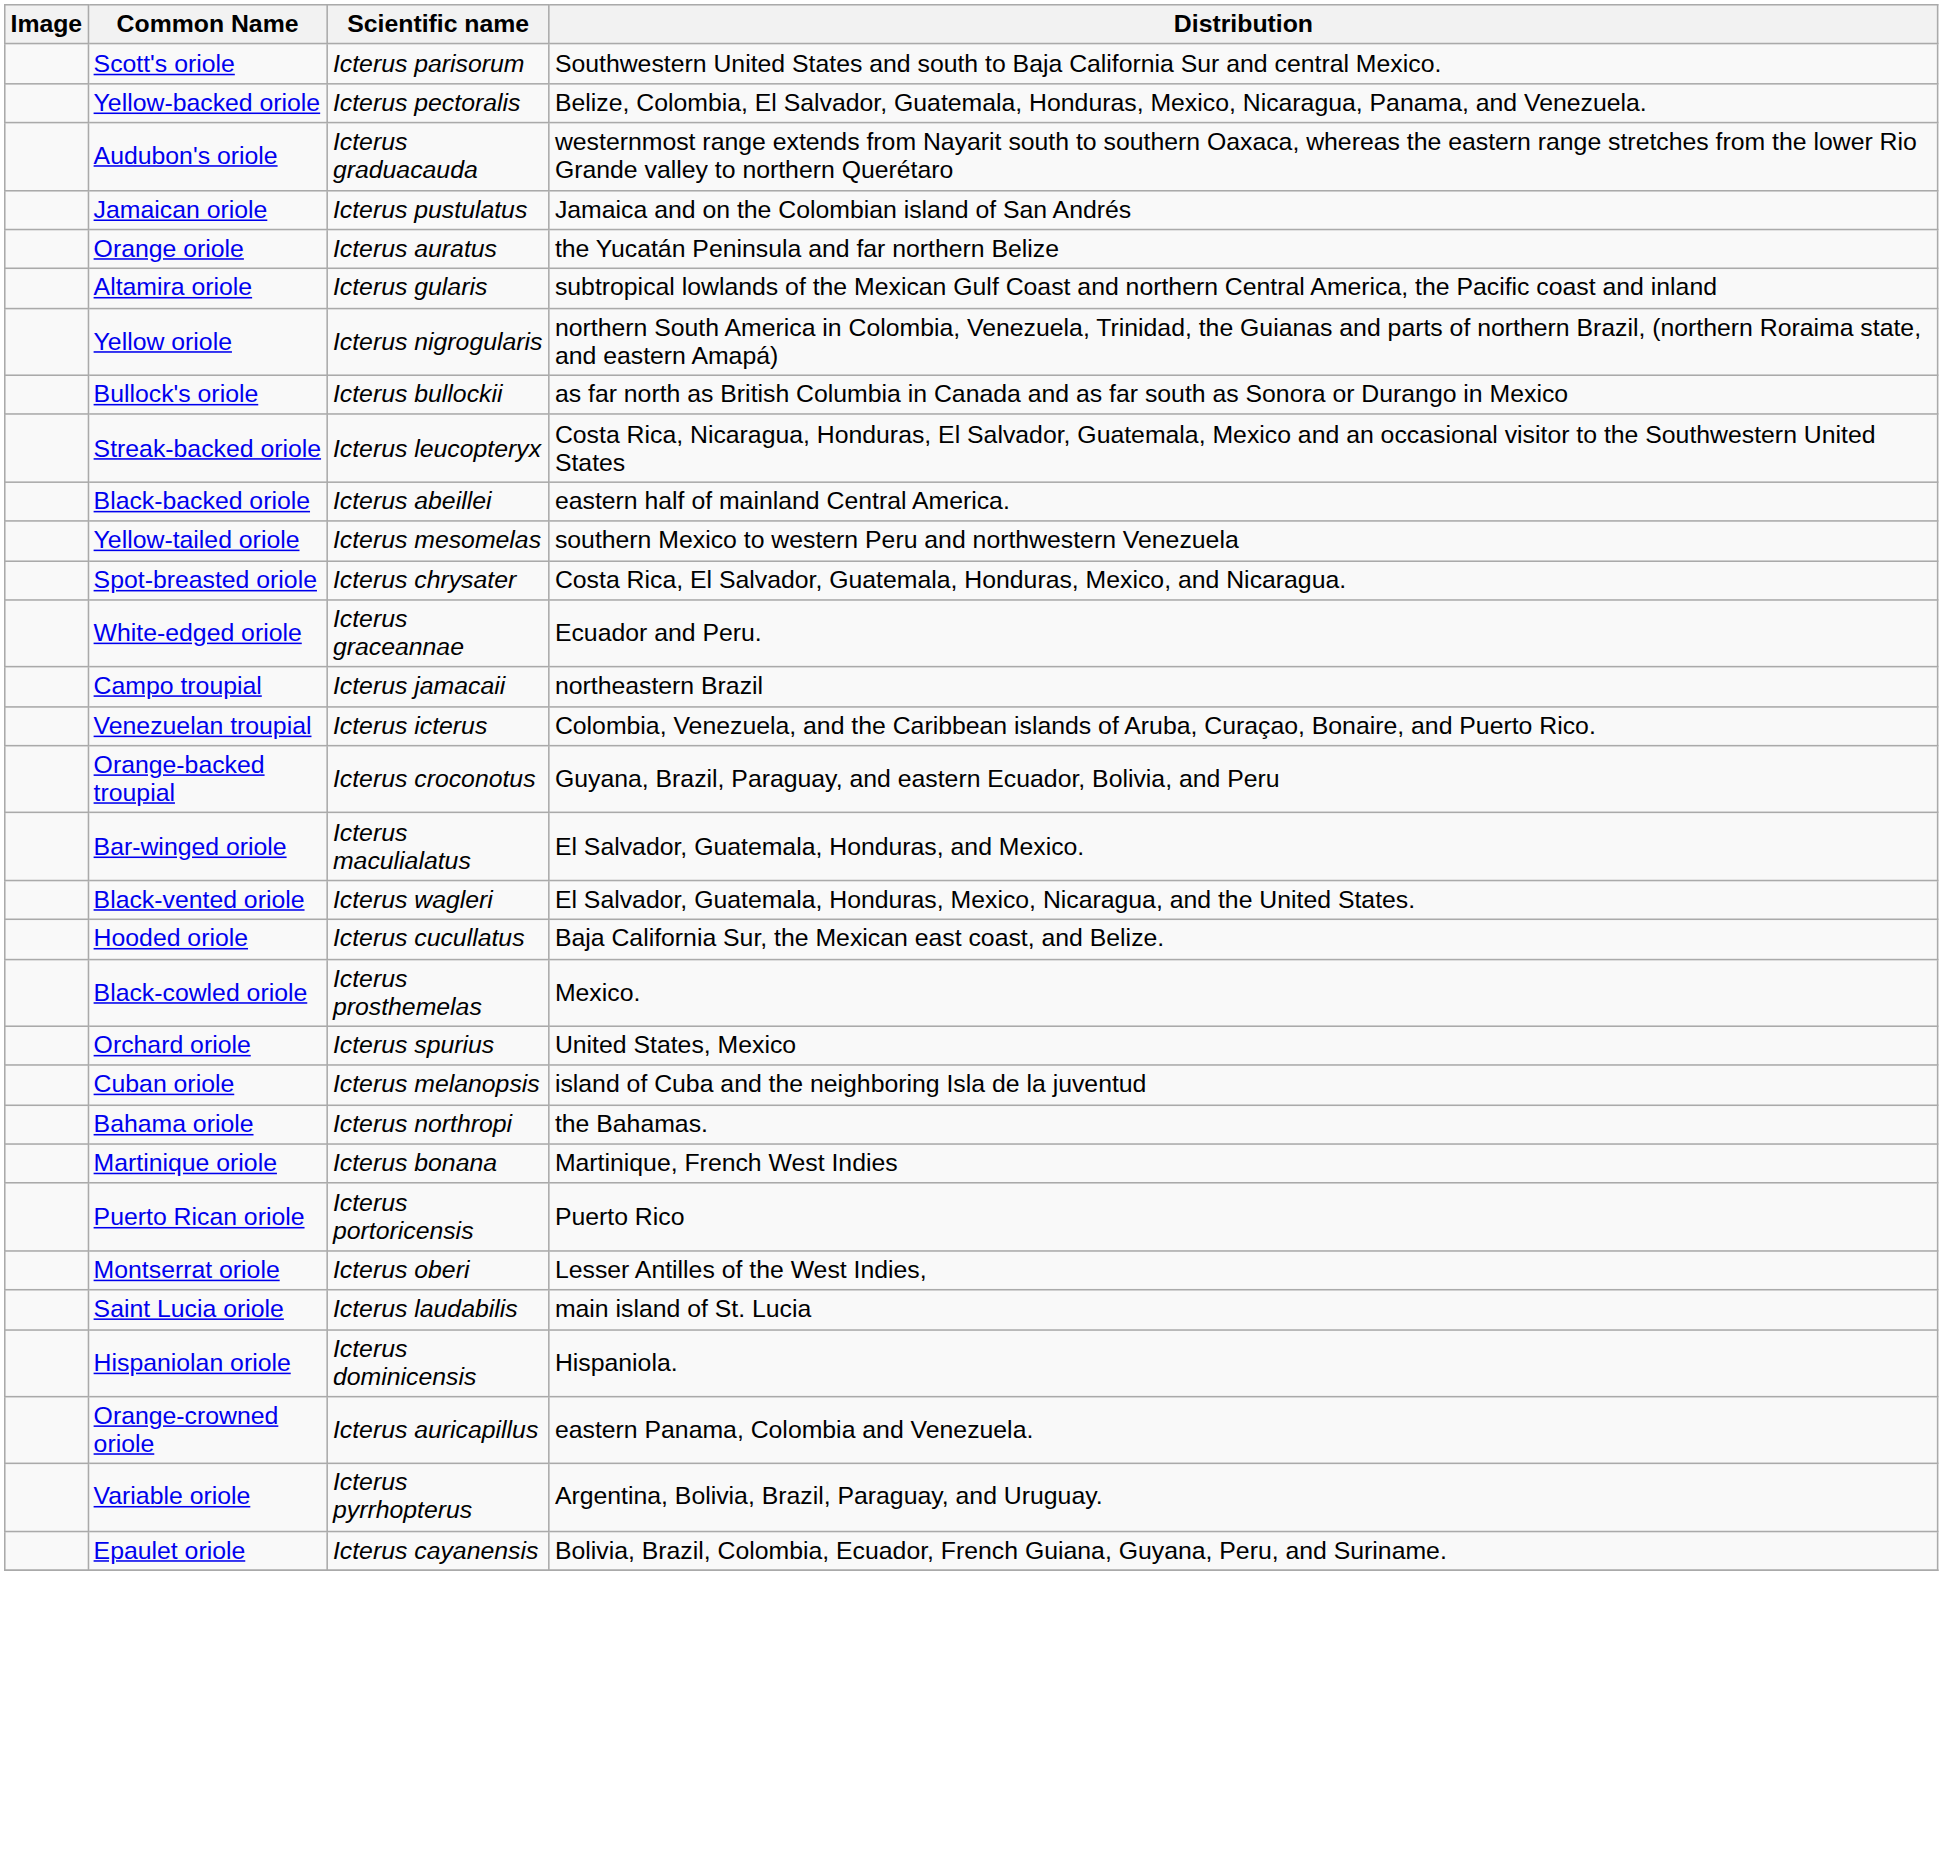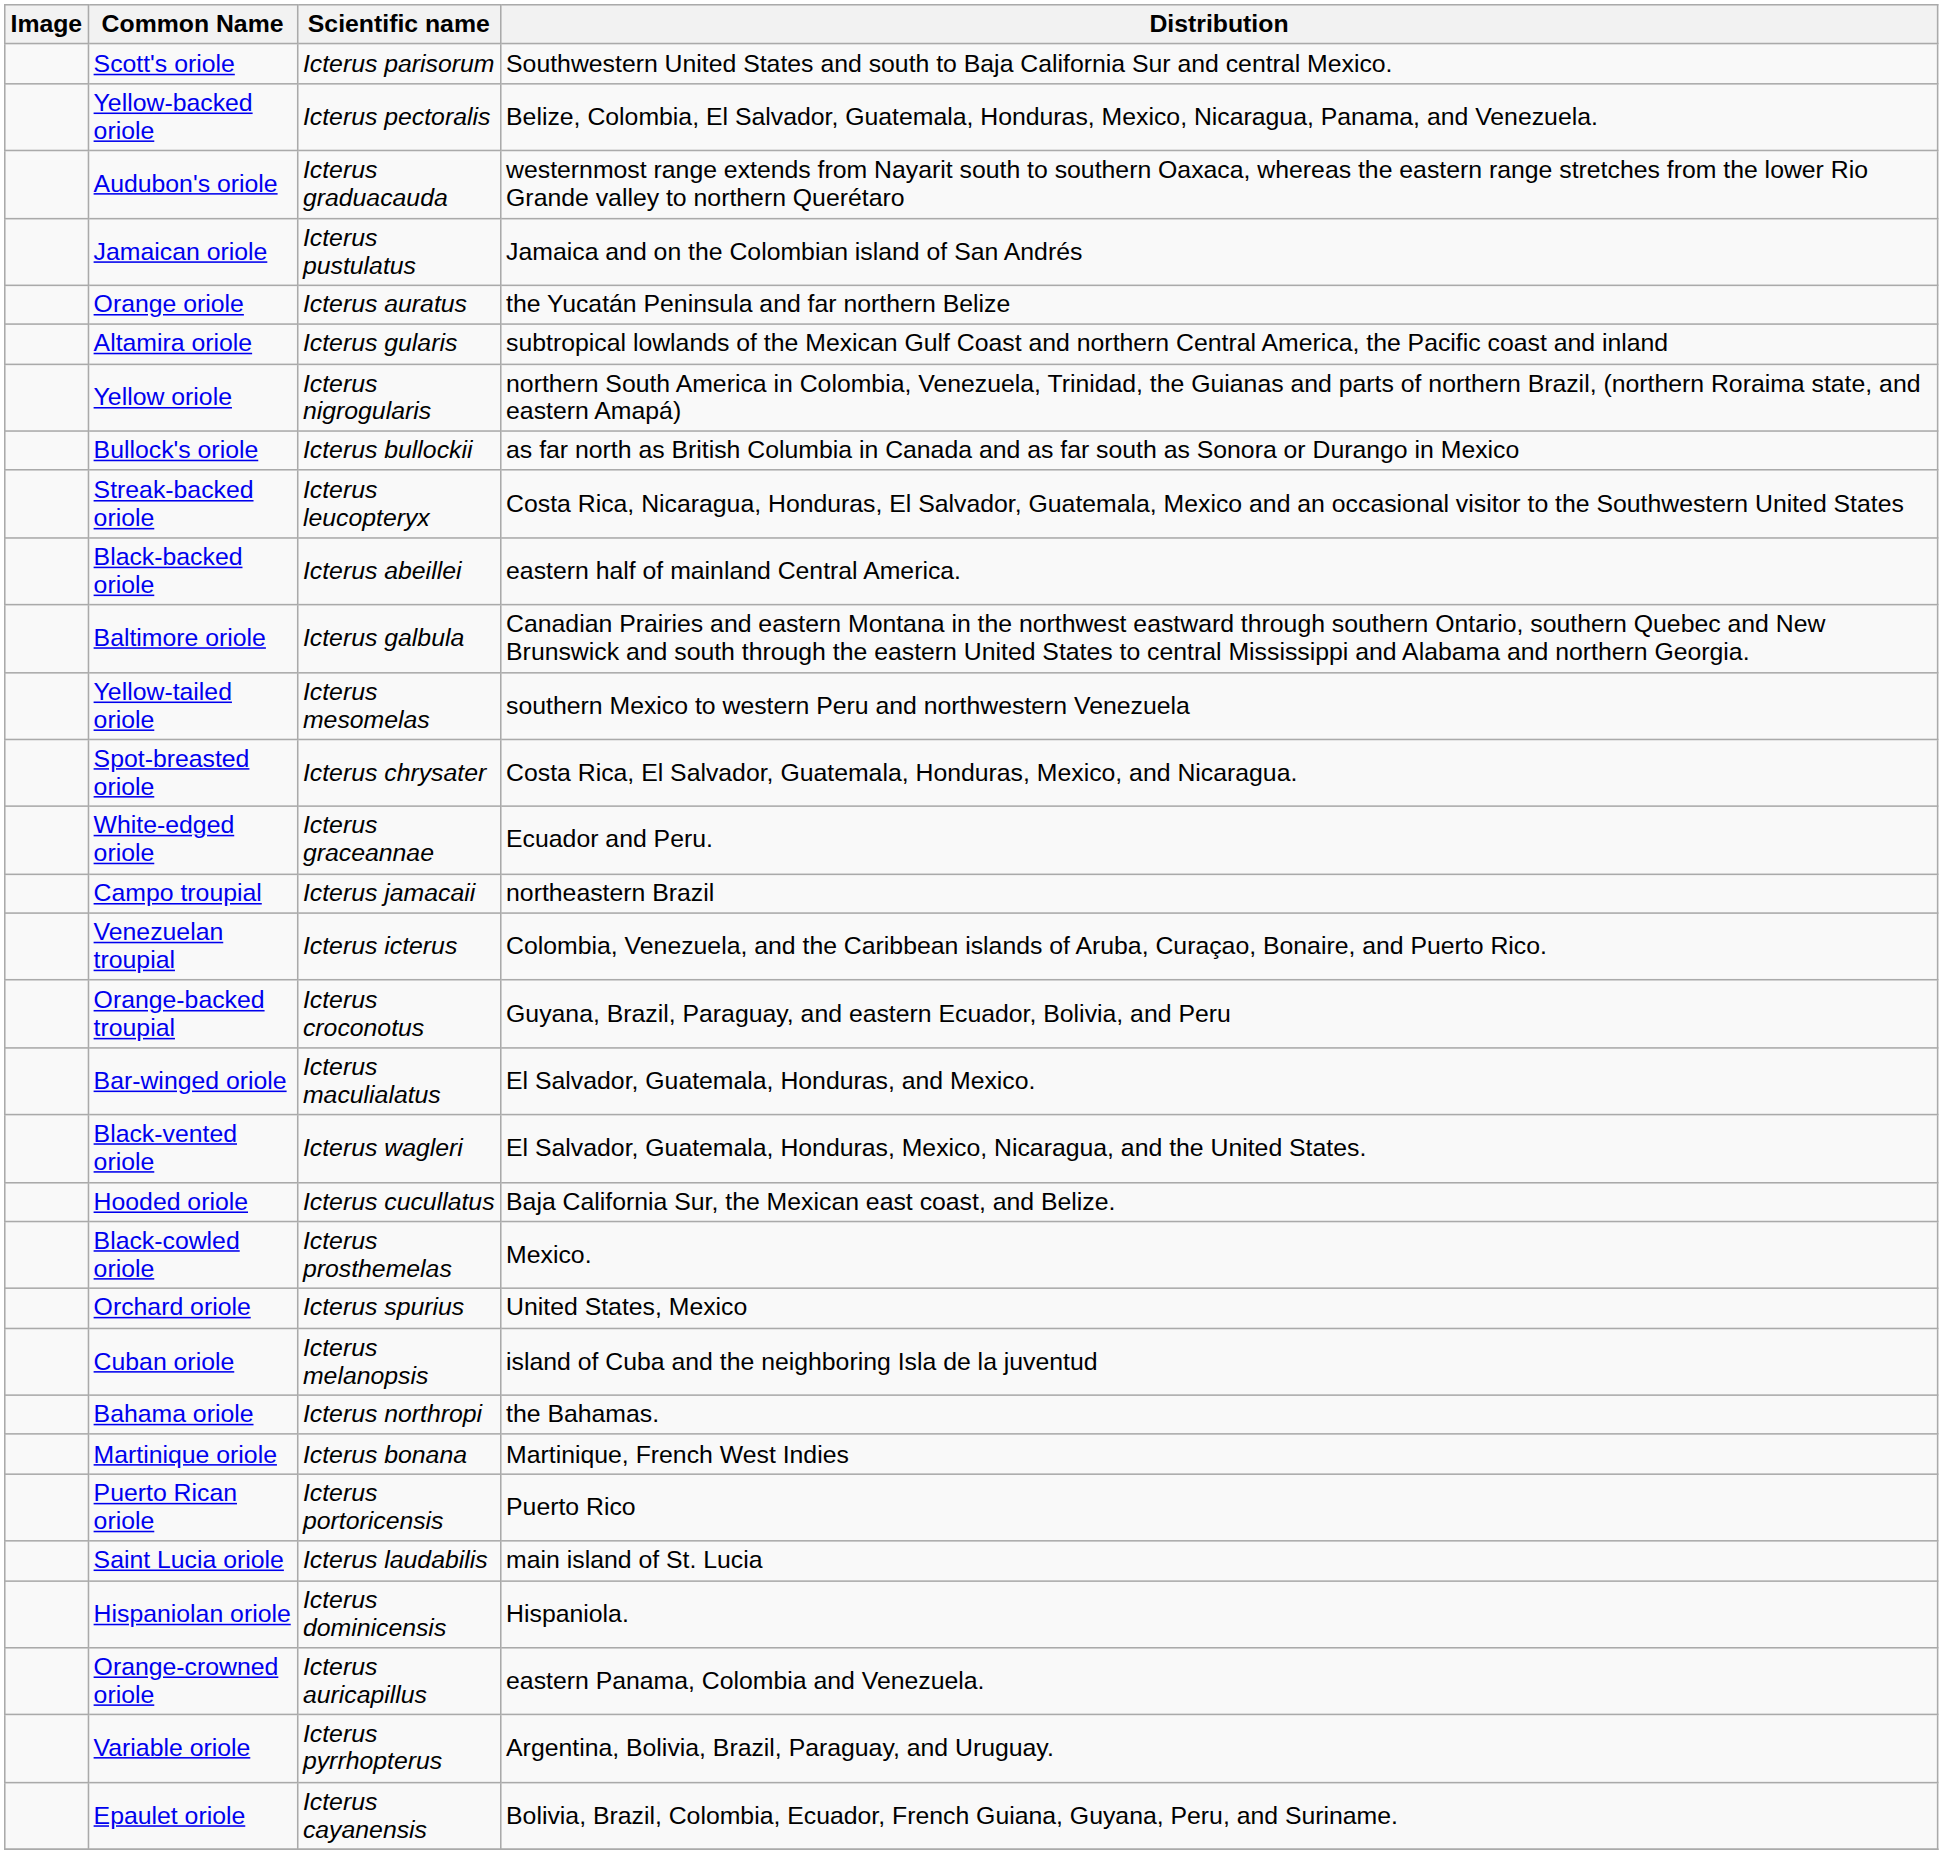+ row: (180, 638)
- row: (187, 1269)
